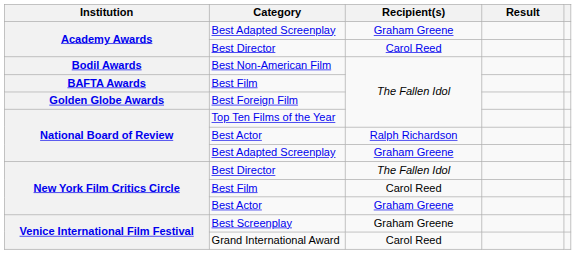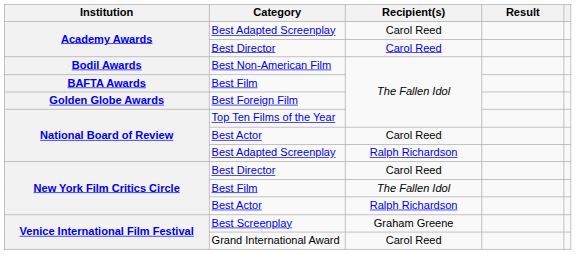(414, 30) Graham Greene -> (414, 30) Carol Reed
(414, 135) Ralph Richardson -> (414, 135) Carol Reed
(414, 153) Graham Greene -> (414, 153) Ralph Richardson
(414, 170) The Fallen Idol -> (414, 170) Carol Reed
(414, 188) Carol Reed -> (414, 188) The Fallen Idol
(414, 205) Graham Greene -> (414, 205) Ralph Richardson
